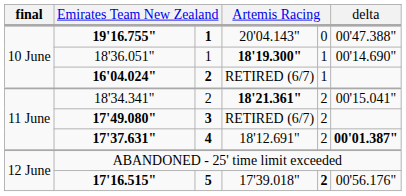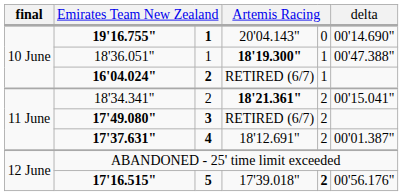(366, 36) 00'47.388" -> (364, 36) 00'14.690"
(366, 57) 00'14.690" -> (364, 57) 00'47.388"
(366, 139) bold -> (364, 139) normal
